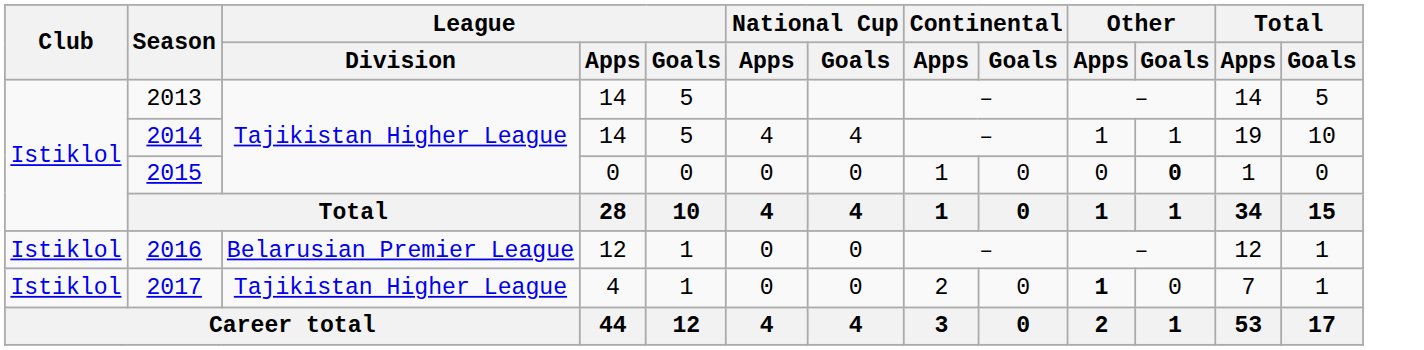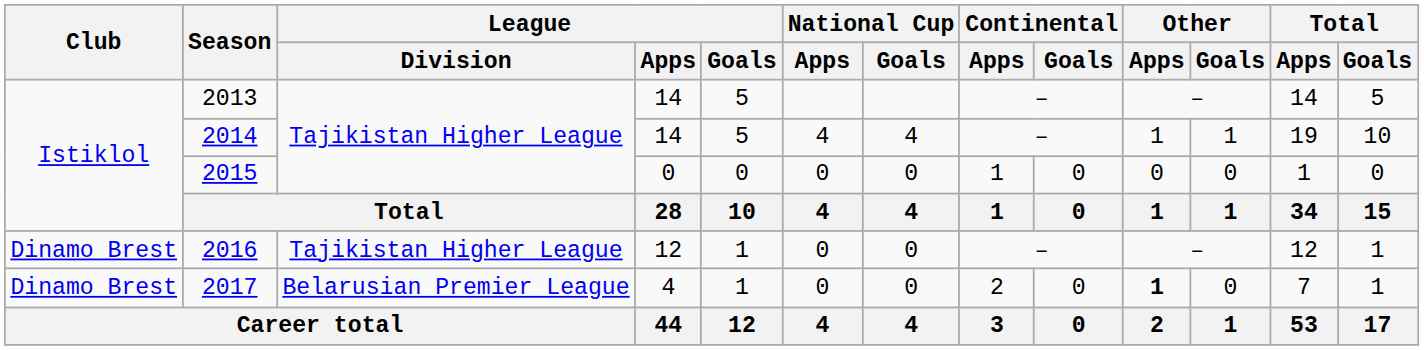(1175, 175) bold -> (1230, 175) normal
(66, 250) Istiklol -> (94, 250) Dinamo Brest
(400, 250) Belarusian Premier League -> (456, 250) Tajikistan Higher League
(66, 288) Istiklol -> (94, 288) Dinamo Brest
(400, 288) Tajikistan Higher League -> (456, 288) Belarusian Premier League
